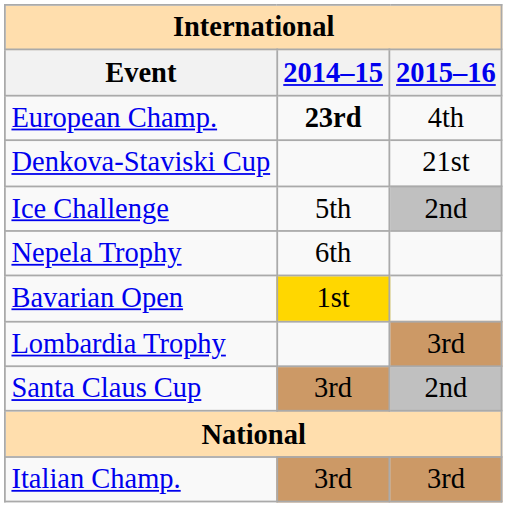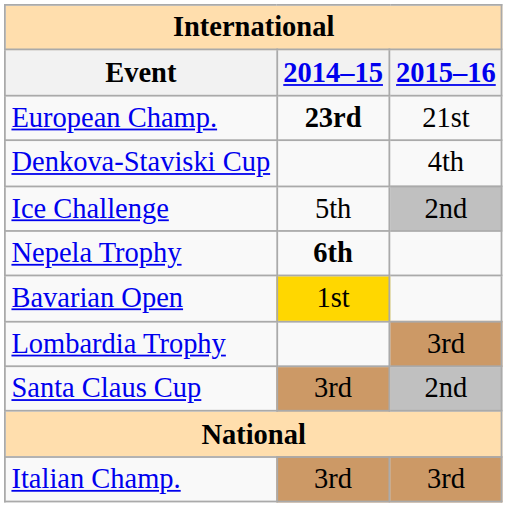(446, 117) 4th -> (446, 117) 21st
(446, 162) 21st -> (446, 162) 4th
(333, 252) normal -> (333, 252) bold
